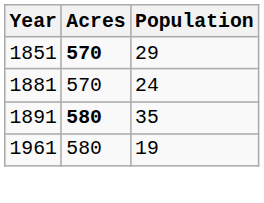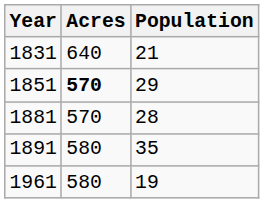+ row: (33, 53)
(147, 85) 24 -> (147, 117) 28
(84, 117) bold -> (84, 150) normal
